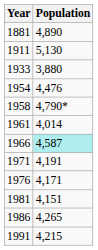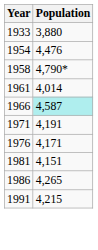- row: (19, 32)
- row: (19, 50)
